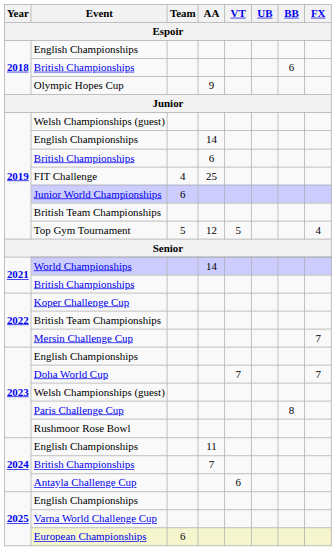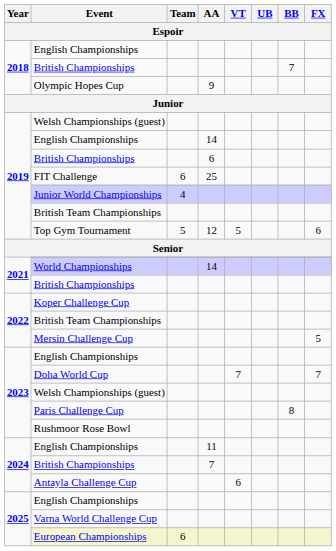(292, 67) 6 -> (292, 67) 7
(183, 176) 4 -> (183, 176) 6
(183, 194) 6 -> (183, 194) 4
(318, 230) 4 -> (318, 230) 6
(318, 338) 7 -> (318, 338) 5
